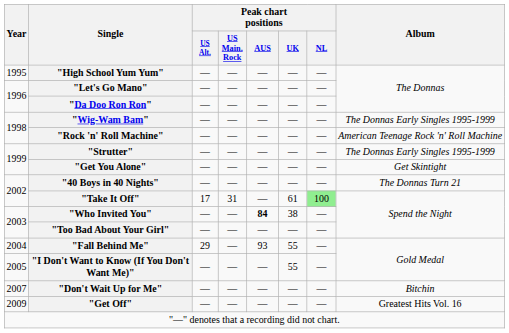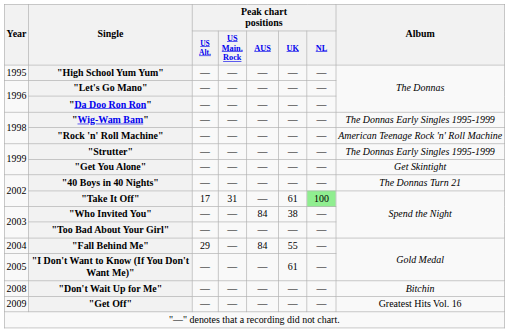(263, 214) bold -> (263, 214) normal
(263, 245) 93 -> (263, 245) 84
(293, 267) 55 -> (293, 267) 61
(17, 288) 2007 -> (17, 288) 2008
